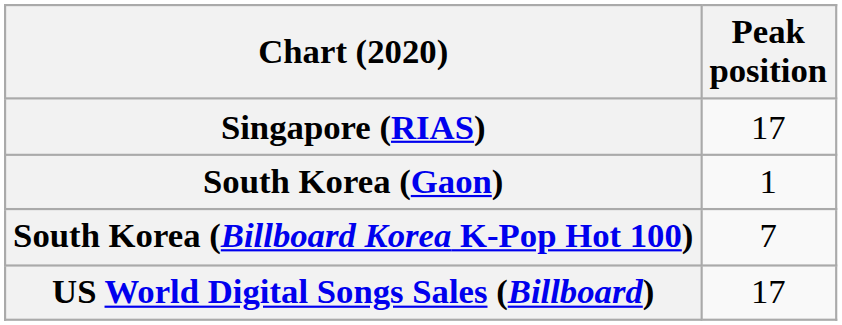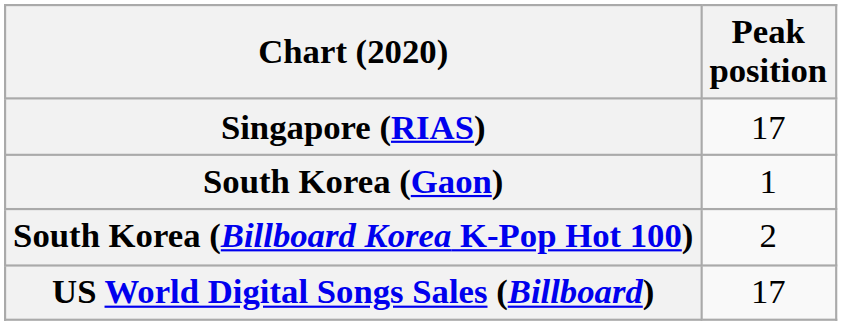(768, 236) 7 -> (768, 236) 2
